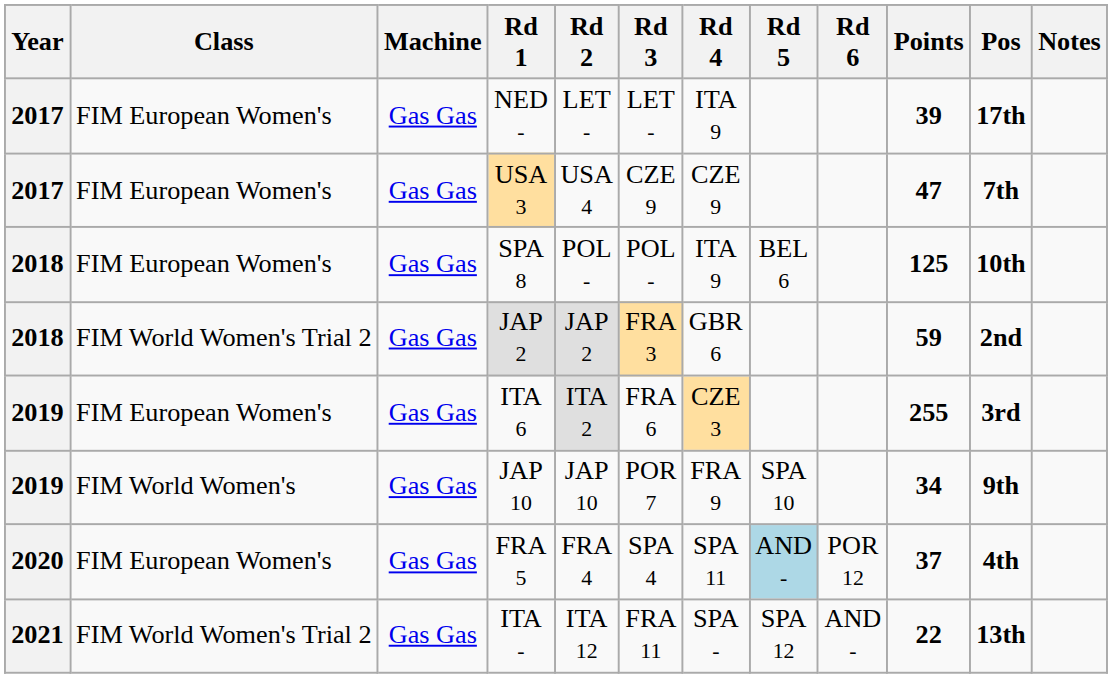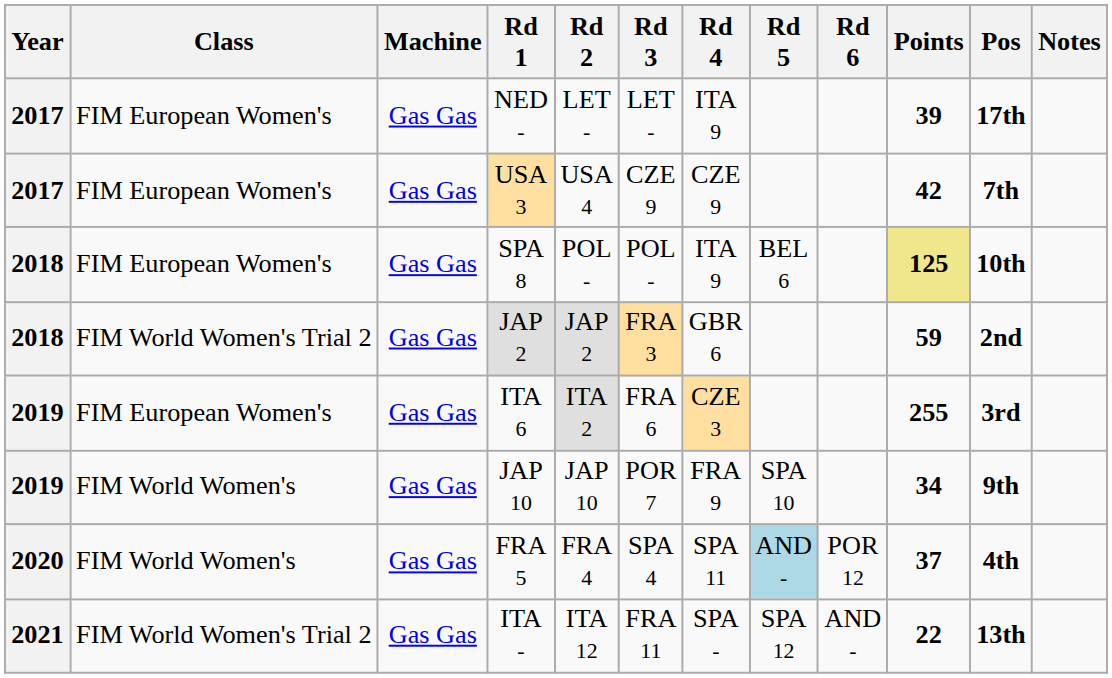(929, 189) 47 -> (929, 189) 42
(929, 263) no background -> (929, 263) khaki background
(204, 560) FIM European Women's -> (186, 560) FIM World Women's
